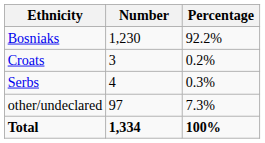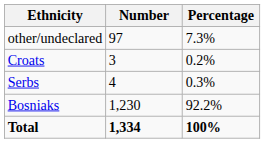rows swapped: (34, 37) <-> (55, 104)
